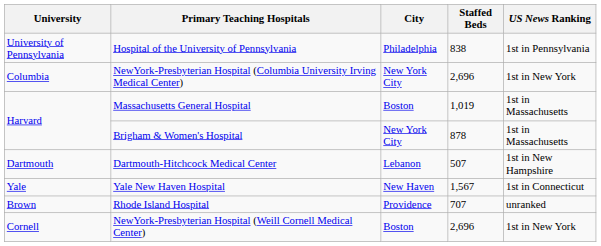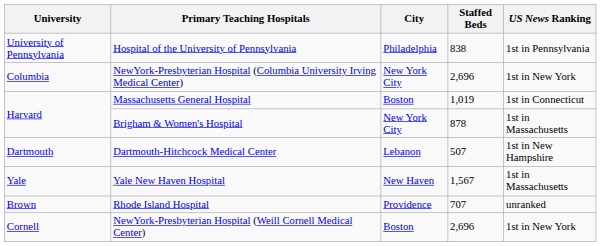(537, 106) 1st in Massachusetts -> (545, 100) 1st in Connecticut
(545, 187) 1st in Connecticut -> (537, 181) 1st in Massachusetts
